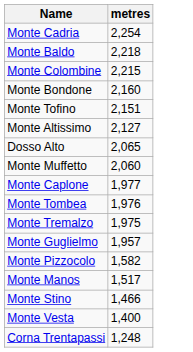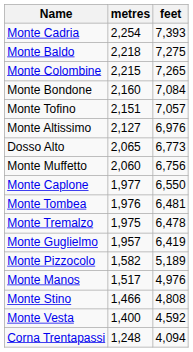+ column: (171, 14)
